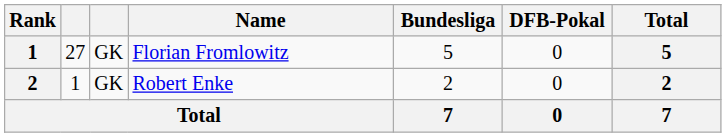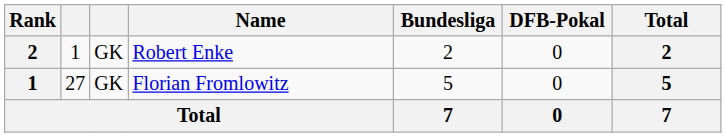rows swapped: (211, 52) <-> (183, 83)
